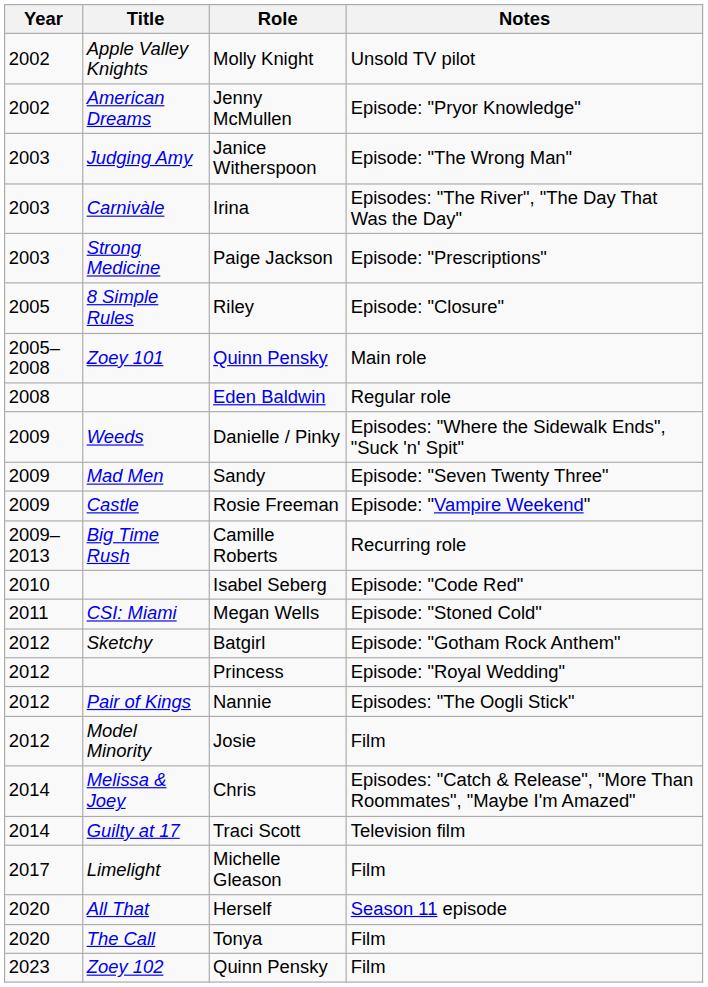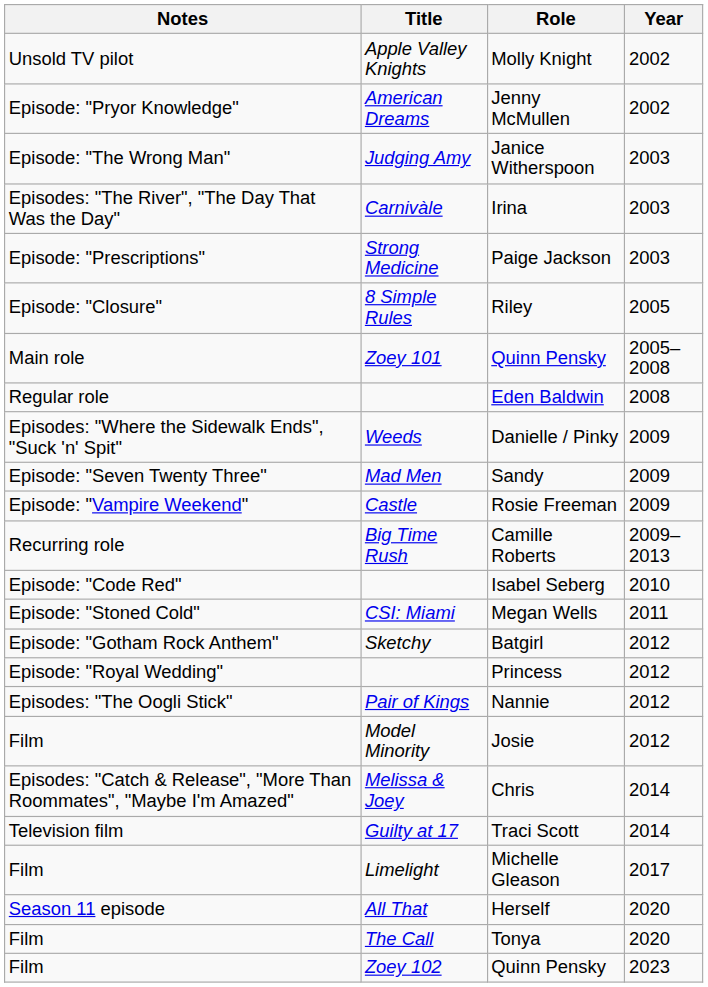columns swapped: (43, 19) <-> (525, 19)
